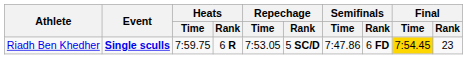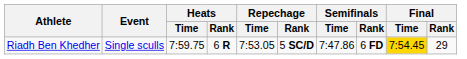(137, 46) bold -> (134, 46) normal
(448, 46) 23 -> (442, 46) 29
